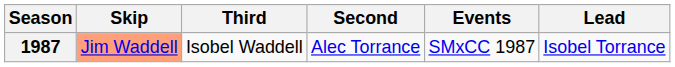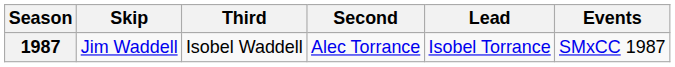columns swapped: (604, 18) <-> (482, 18)
(129, 47) lightsalmon background -> (129, 47) no background
